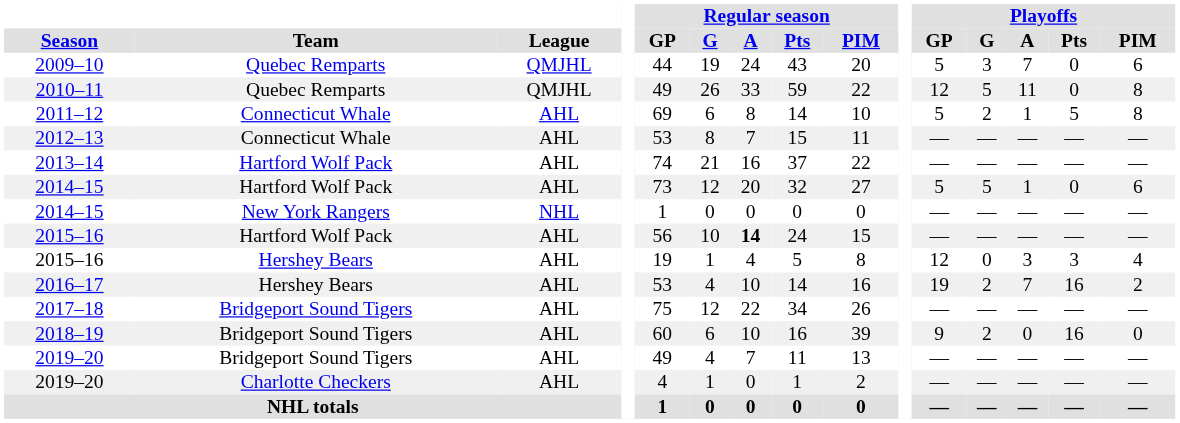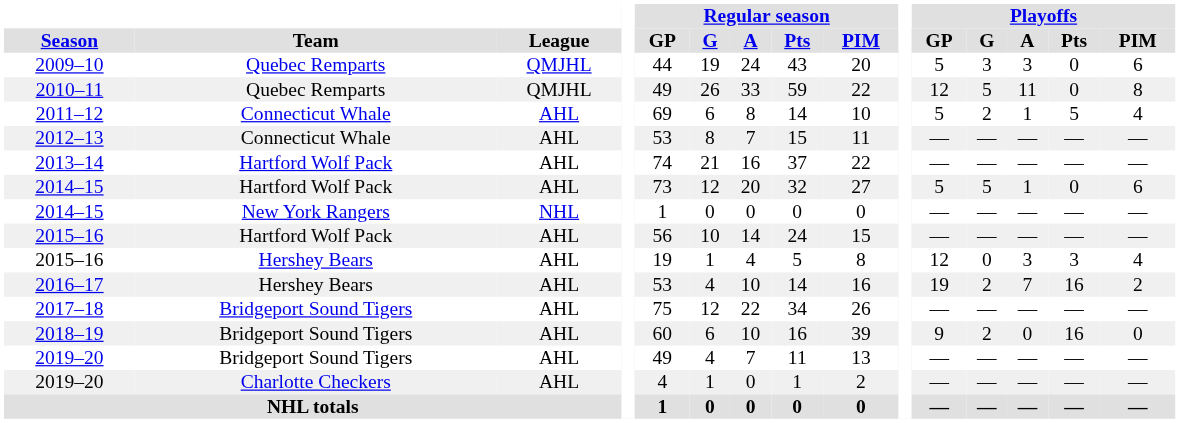(1027, 64) 7 -> (1027, 64) 3
(1138, 113) 8 -> (1138, 113) 4
(751, 235) bold -> (751, 235) normal
